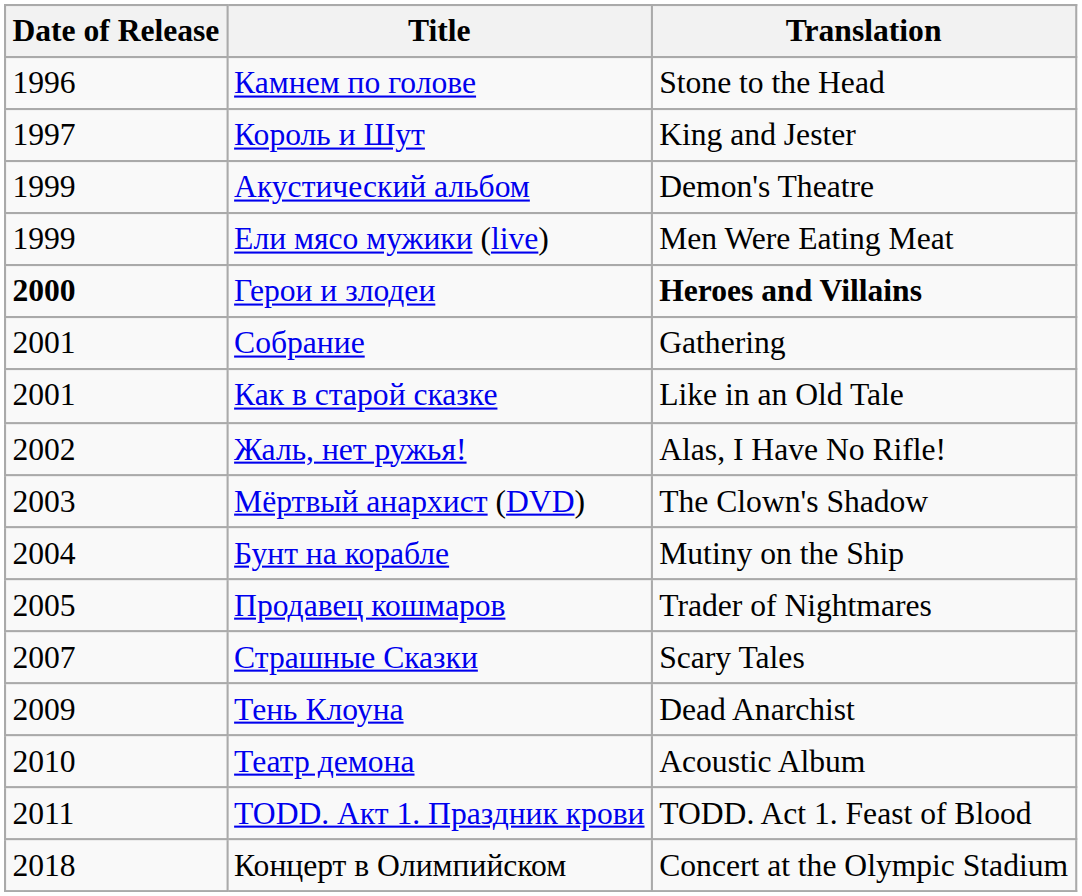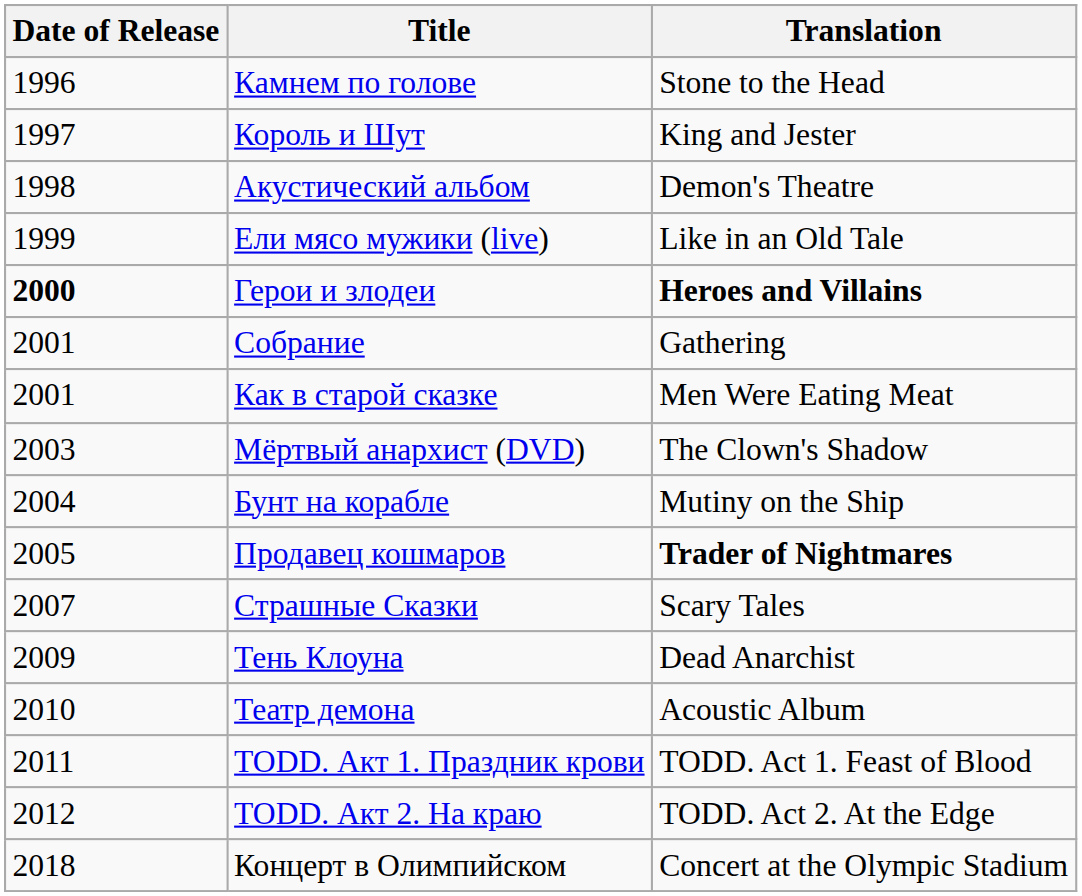(44, 187) 1999 -> (44, 187) 1998
(806, 239) Men Were Eating Meat -> (782, 239) Like in an Old Tale
(782, 395) Like in an Old Tale -> (806, 395) Men Were Eating Meat
- row: (350, 447)
(796, 604) normal -> (806, 552) bold
+ row: (388, 812)
